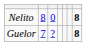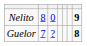(77, 17) 8 -> (77, 17) 9
